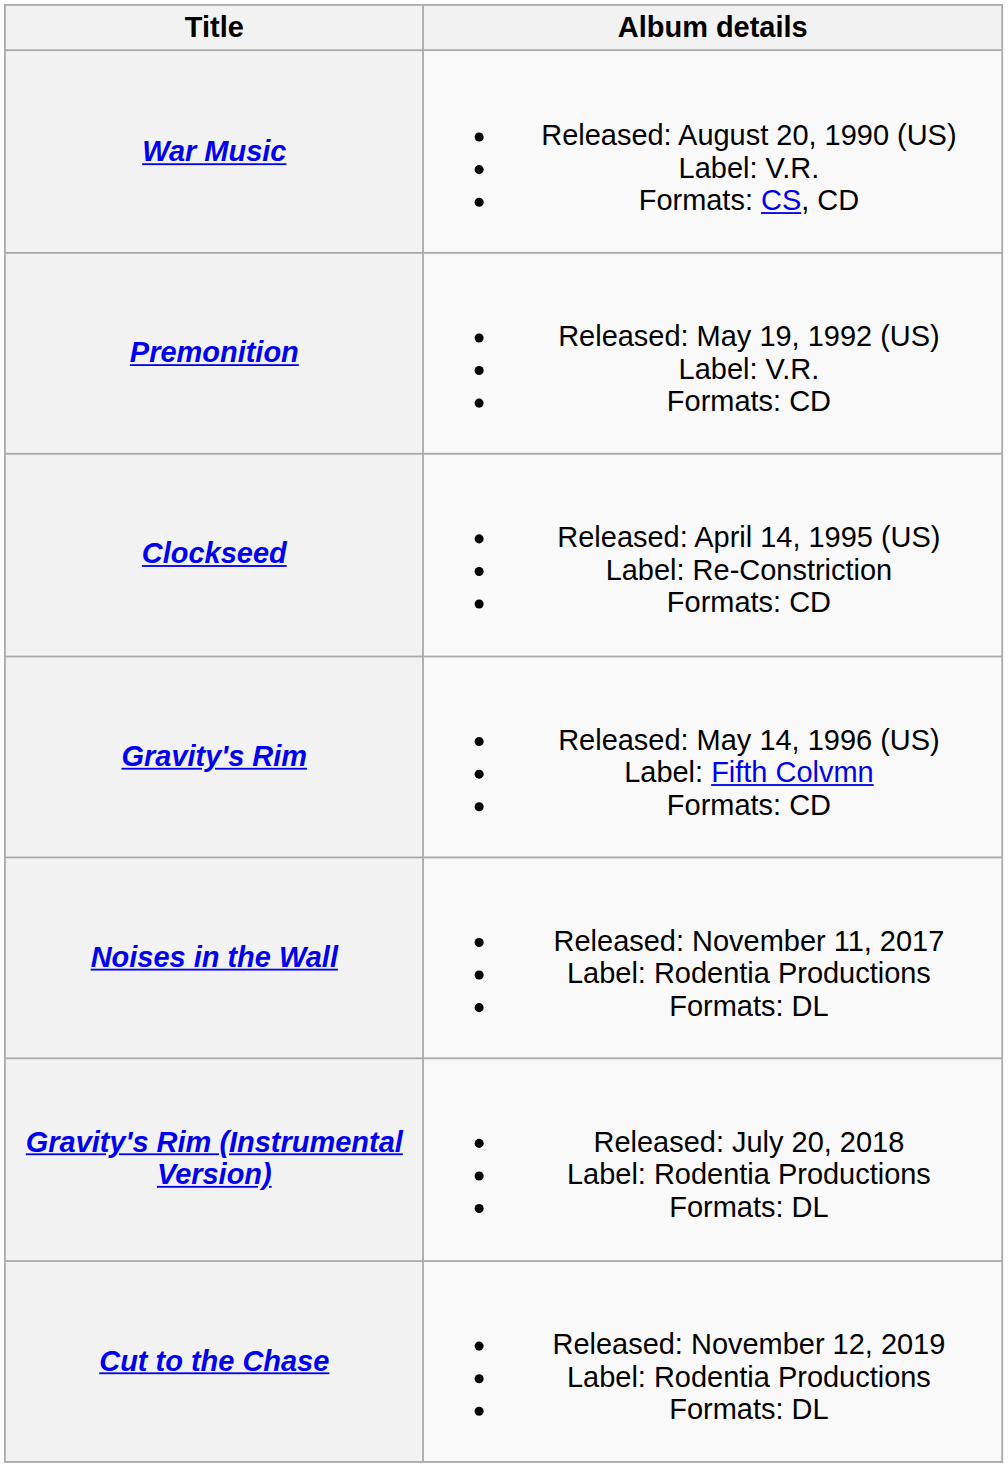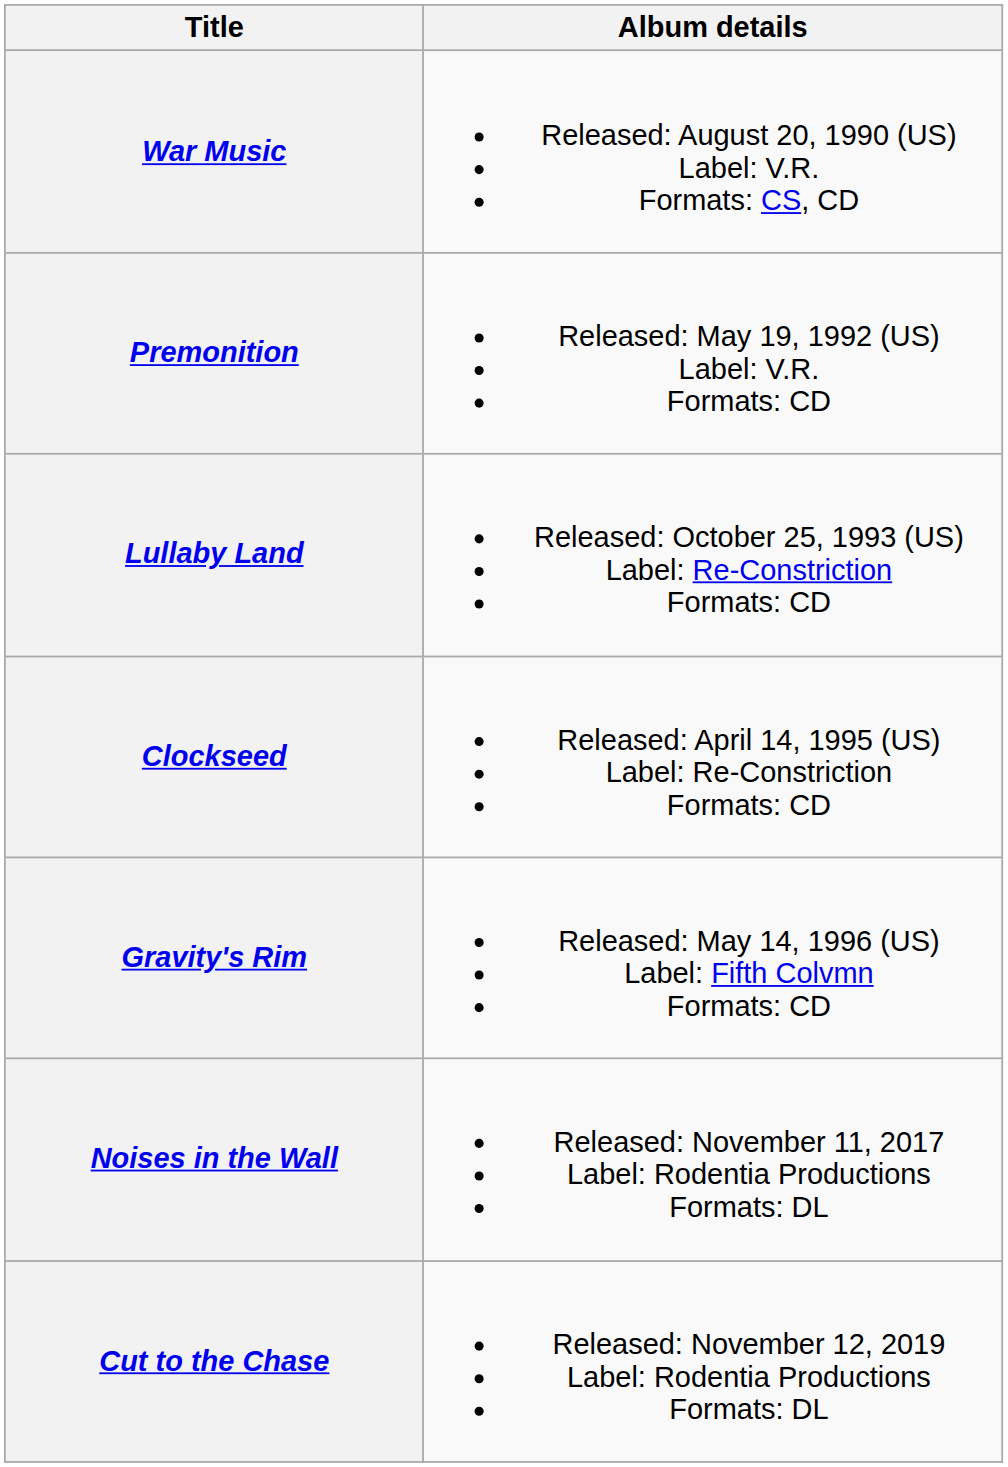+ row: (214, 554)
- row: (214, 1159)
